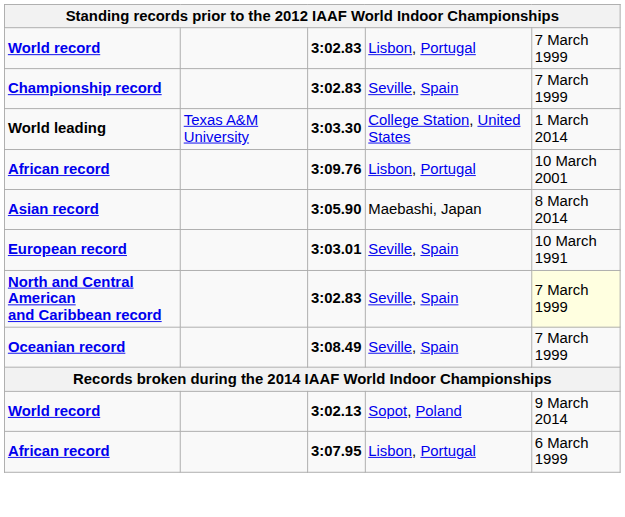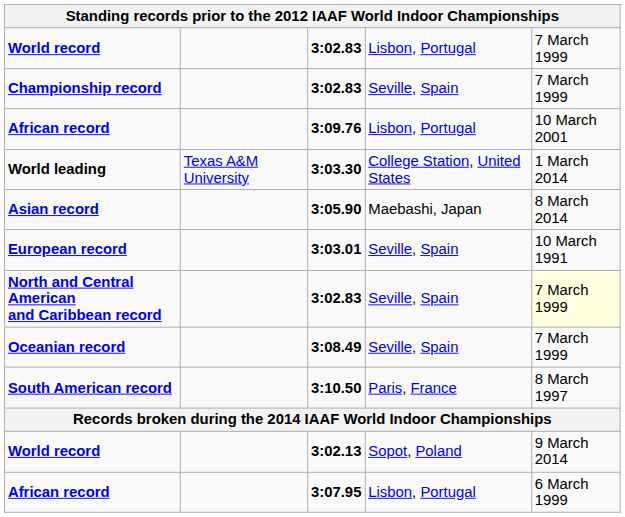rows swapped: (57, 128) <-> (59, 169)
+ row: (90, 387)
